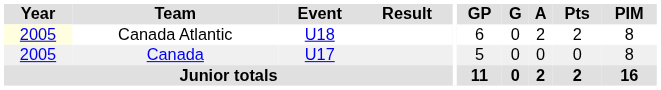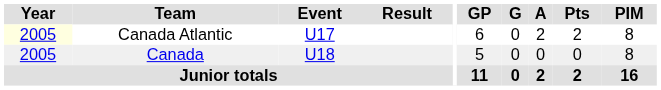(320, 34) U18 -> (320, 34) U17
(320, 54) U17 -> (320, 54) U18
